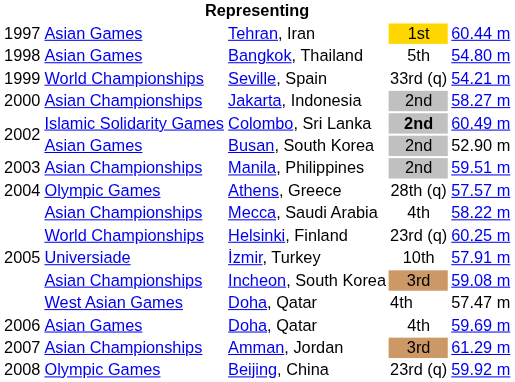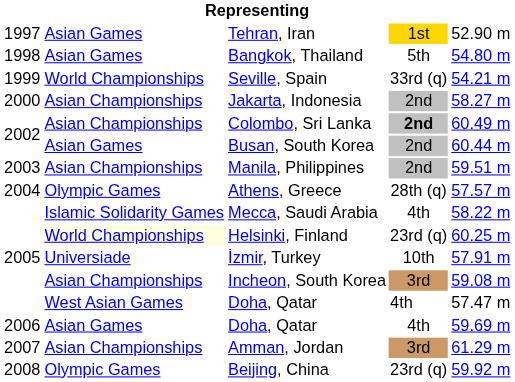(481, 33) 60.44 m -> (481, 33) 52.90 m
(134, 123) Islamic Solidarity Games -> (123, 123) Asian Championships
(481, 145) 52.90 m -> (481, 145) 60.44 m
(123, 213) Asian Championships -> (134, 213) Islamic Solidarity Games
(124, 235) no background -> (124, 235) lightyellow background
